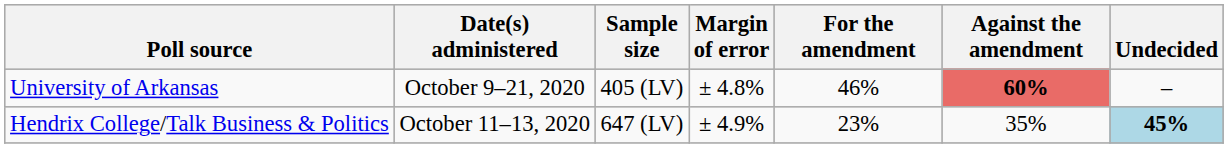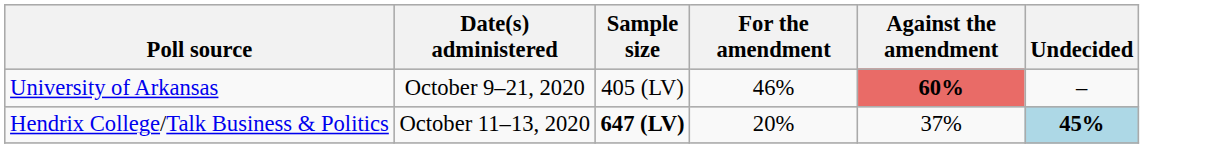- column: (732, 36)
(642, 124) normal -> (643, 124) bold
(858, 124) 23% -> (774, 124) 20%
(1026, 124) 35% -> (941, 124) 37%
